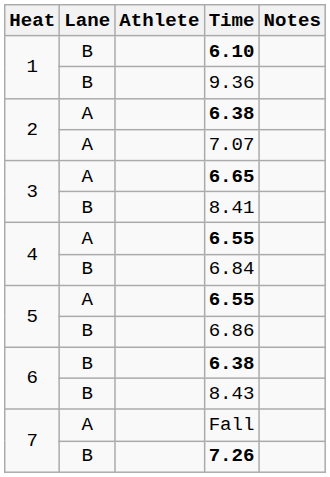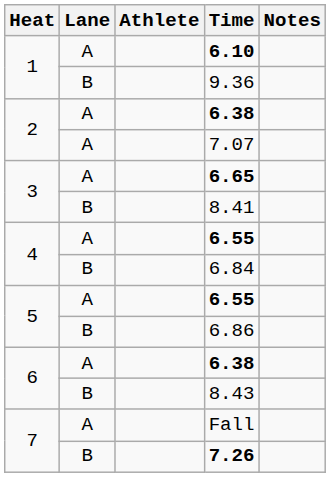(87, 51) B -> (87, 51) A
(87, 363) B -> (87, 363) A
